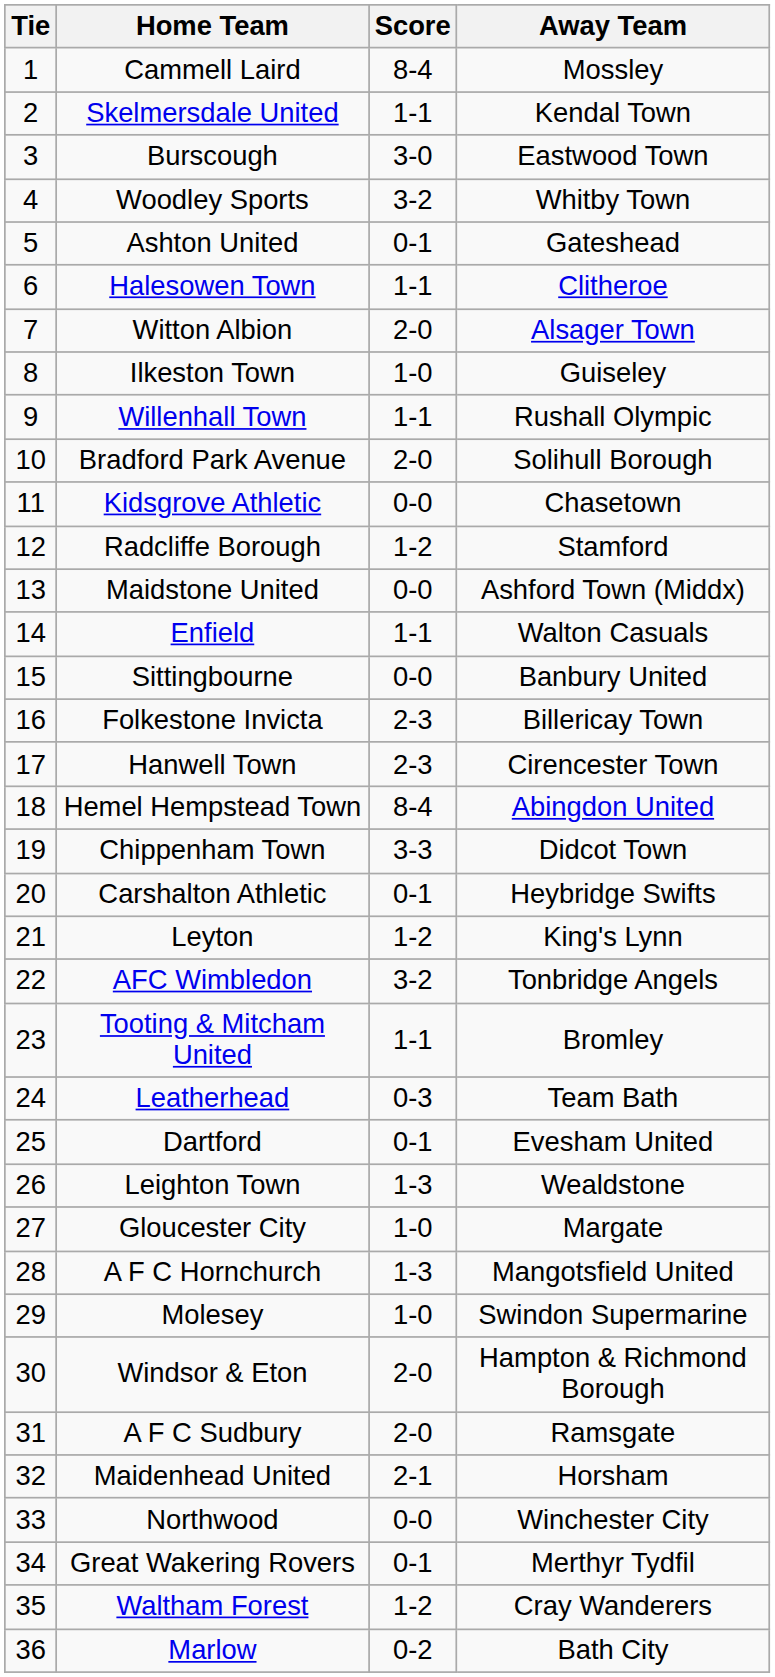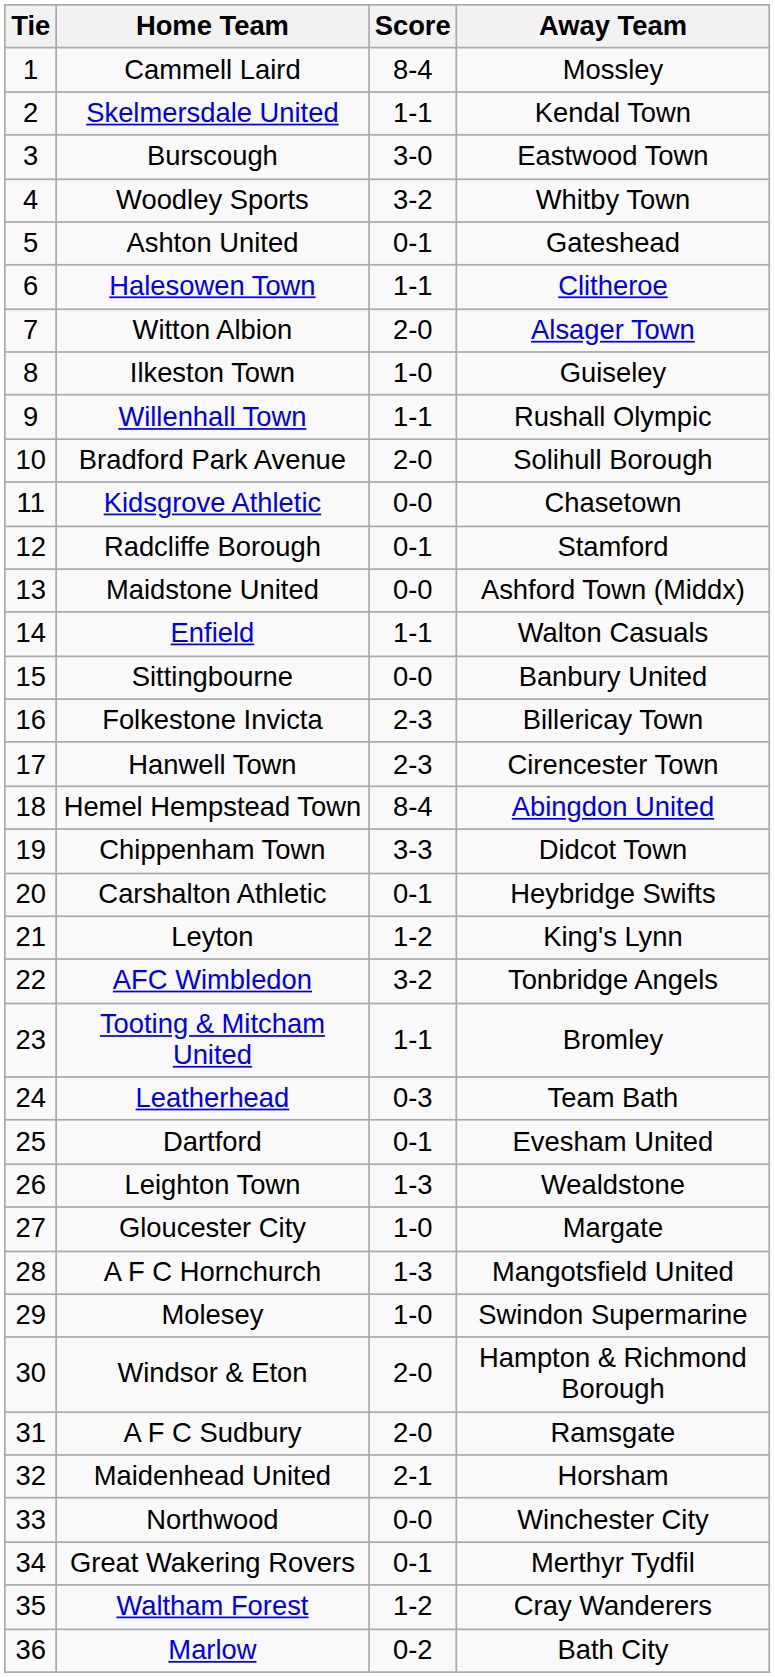(413, 546) 1-2 -> (413, 546) 0-1
